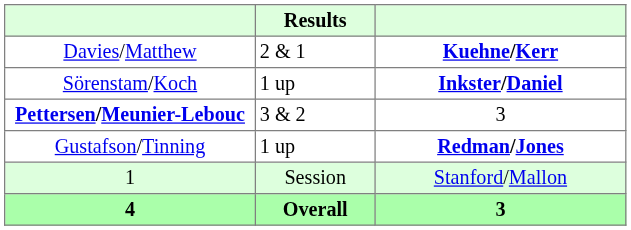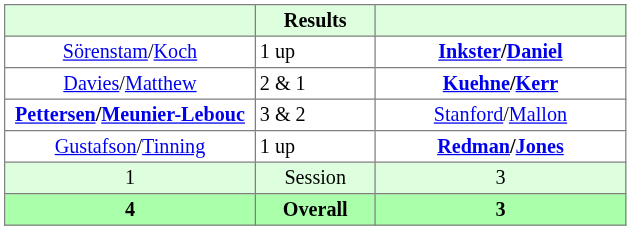rows swapped: (130, 51) <-> (130, 83)
(500, 114) 3 -> (500, 114) Stanford/Mallon
(500, 177) Stanford/Mallon -> (500, 177) 3
